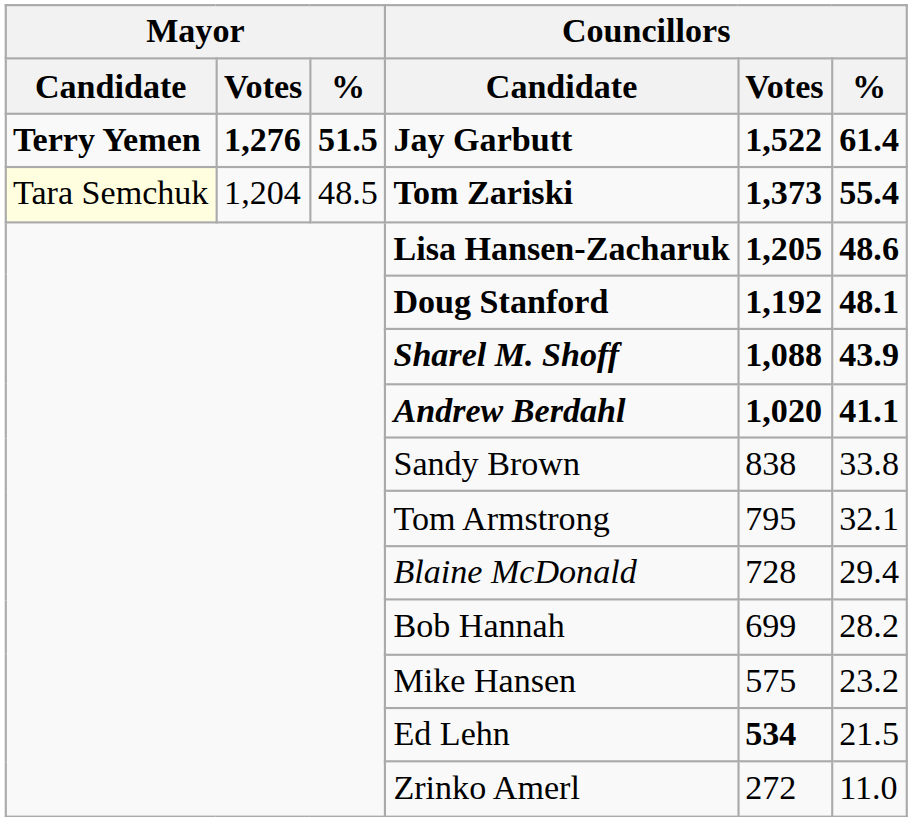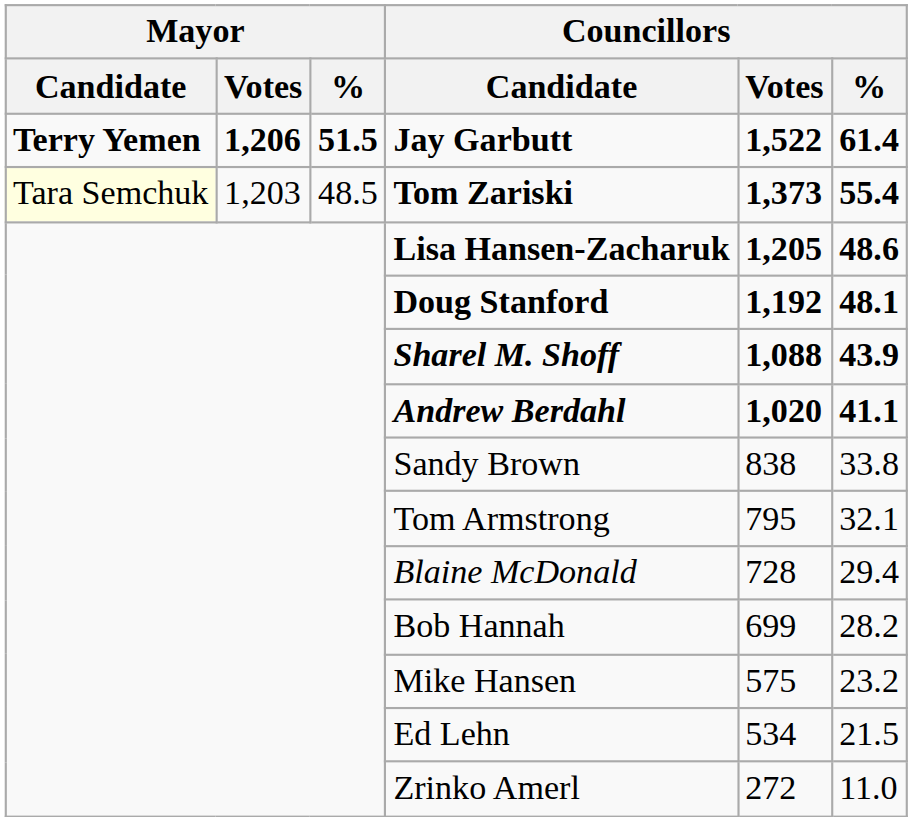(262, 139) 1,276 -> (262, 139) 1,206
(262, 193) 1,204 -> (262, 193) 1,203
(771, 734) bold -> (771, 734) normal
